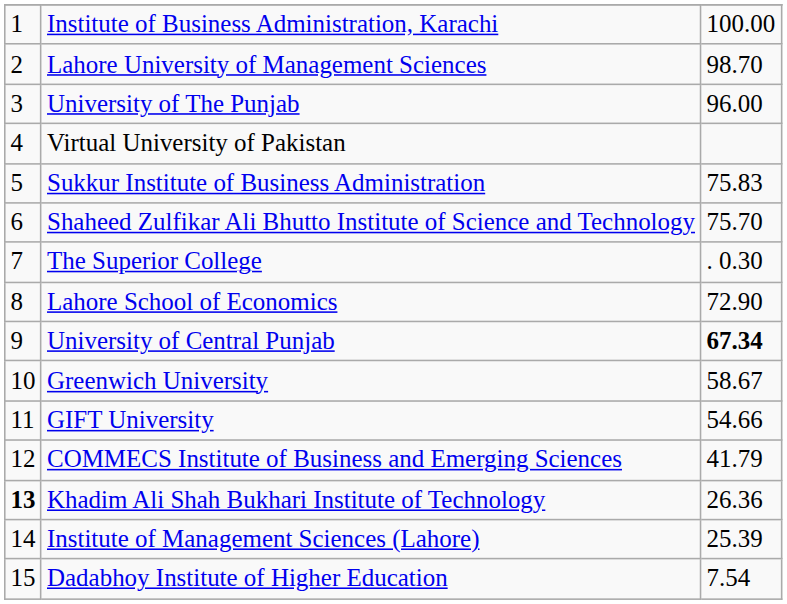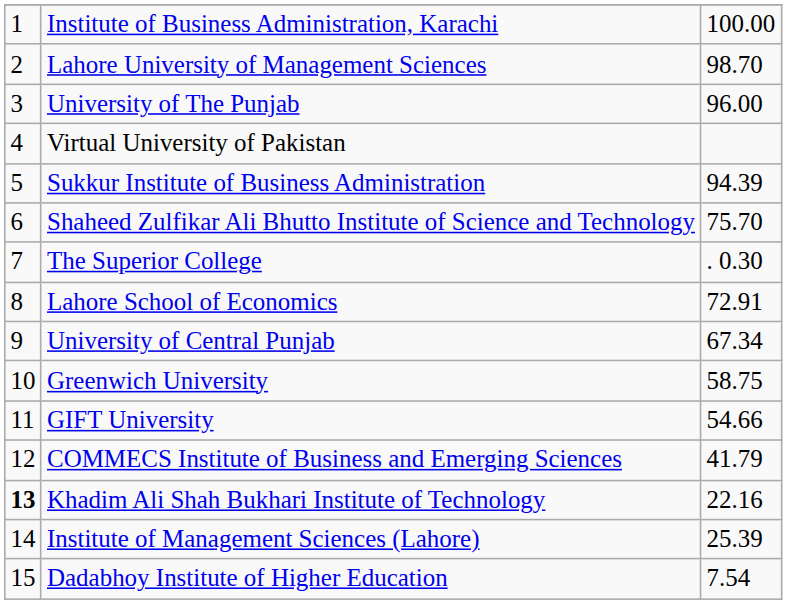(735, 182) 75.83 -> (735, 182) 94.39
(735, 301) 72.90 -> (735, 301) 72.91
(735, 340) bold -> (735, 340) normal
(735, 380) 58.67 -> (735, 380) 58.75
(735, 499) 26.36 -> (735, 499) 22.16
